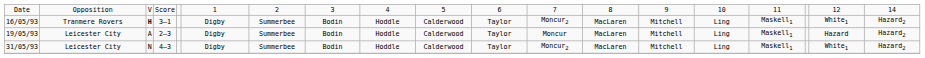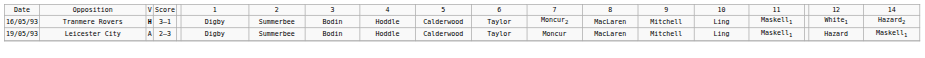(892, 34) Hazard2 -> (892, 34) Maskell1
- row: (22, 47)
